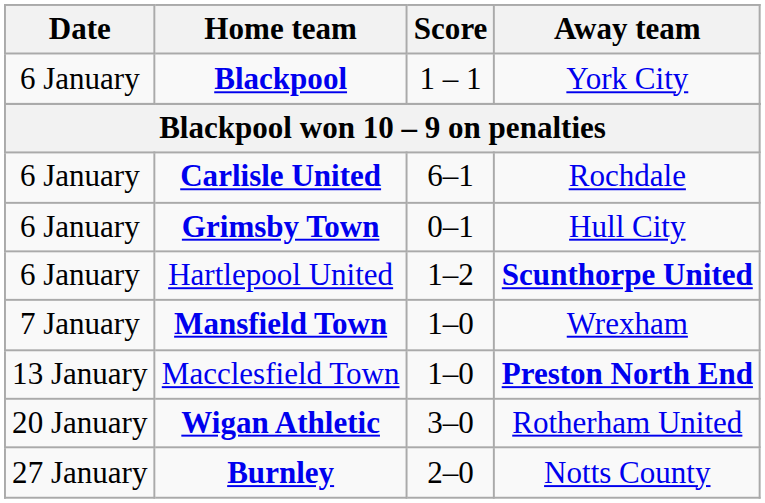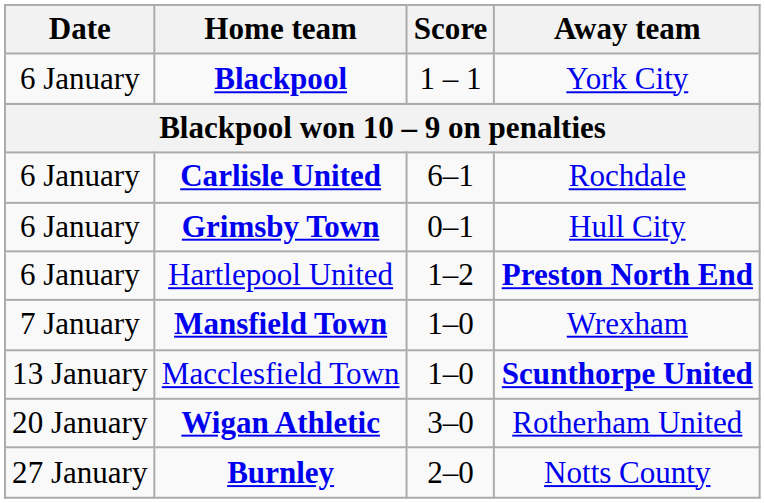(627, 275) Scunthorpe United -> (627, 275) Preston North End
(627, 373) Preston North End -> (627, 373) Scunthorpe United
